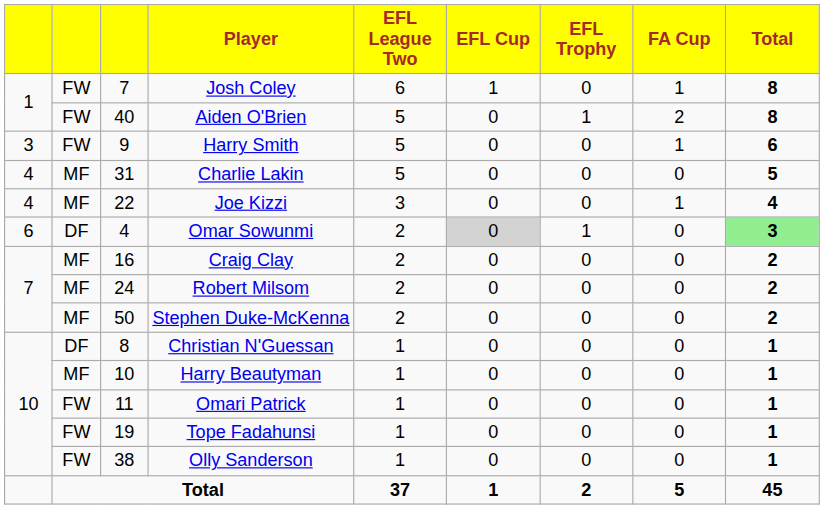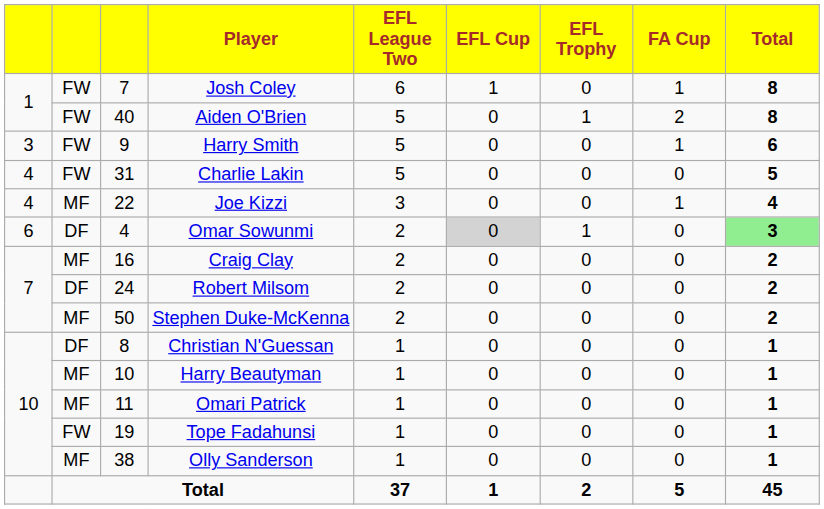(76, 174) MF -> (76, 174) FW
(76, 288) MF -> (76, 288) DF
(76, 403) FW -> (76, 403) MF
(76, 460) FW -> (76, 460) MF
